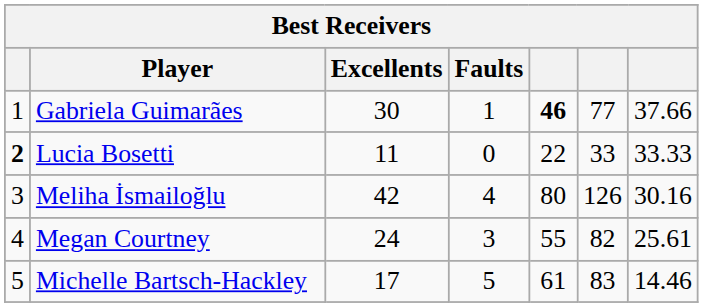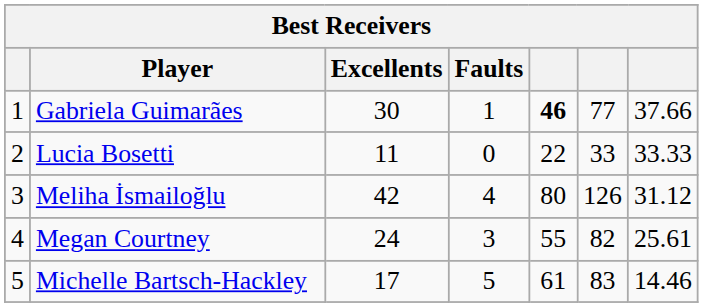(17, 153) bold -> (17, 153) normal
(663, 196) 30.16 -> (663, 196) 31.12
